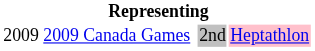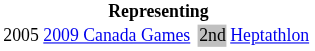(21, 35) 2009 -> (21, 35) 2005
(270, 35) pink background -> (270, 35) no background
